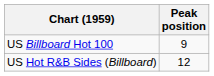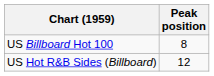(184, 44) 9 -> (184, 44) 8
